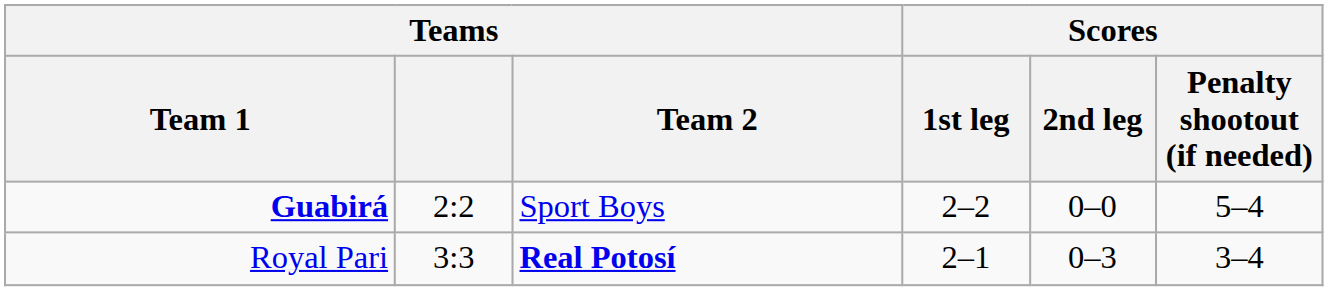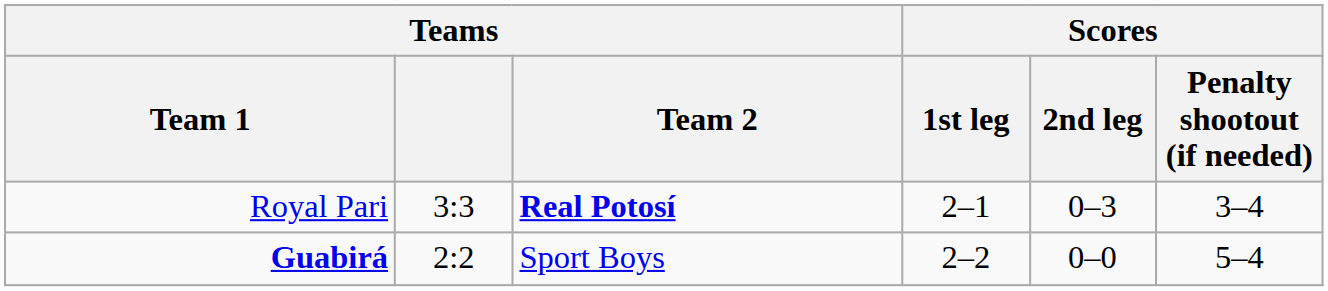rows swapped: (319, 257) <-> (329, 206)
